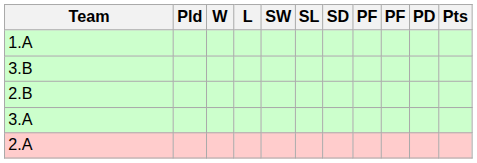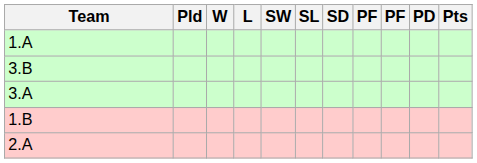- row: (20, 94)
+ row: (20, 119)
